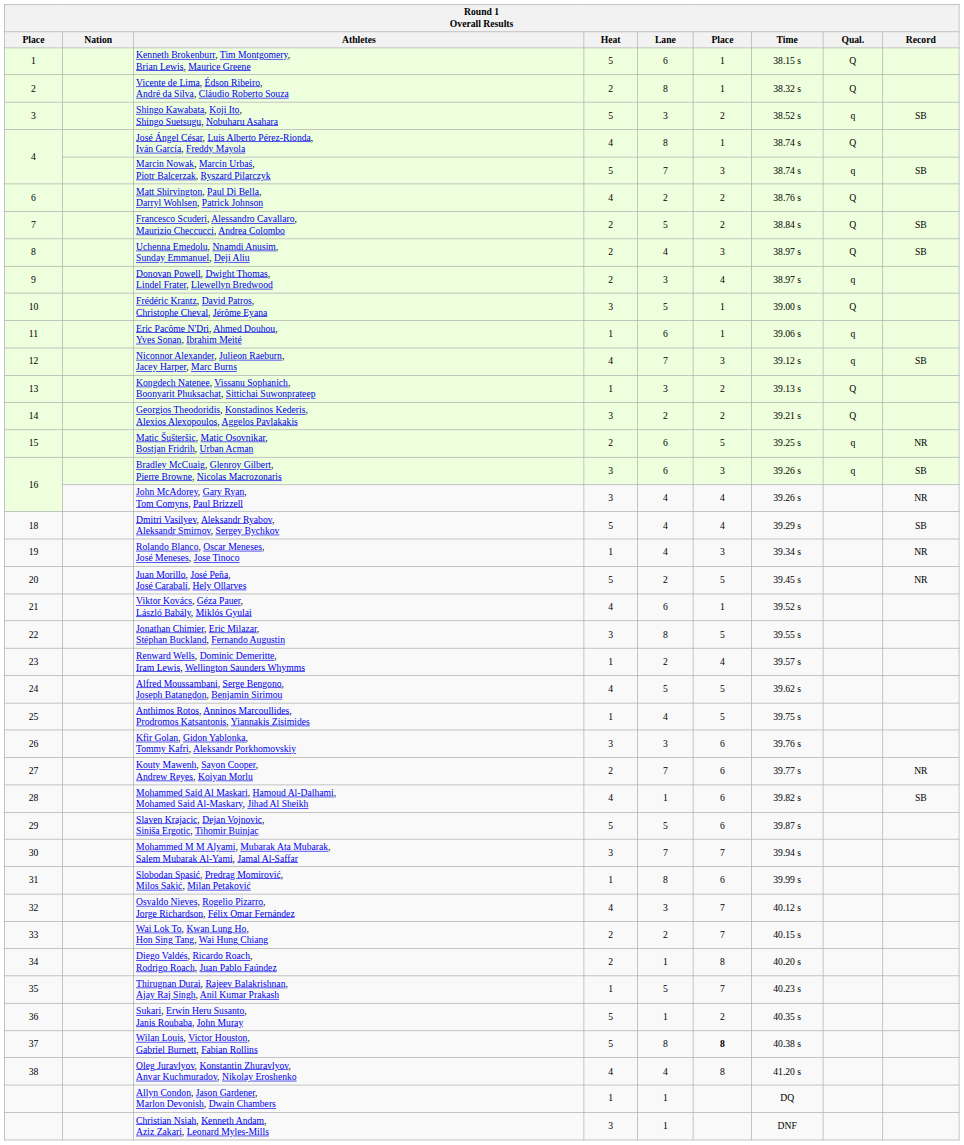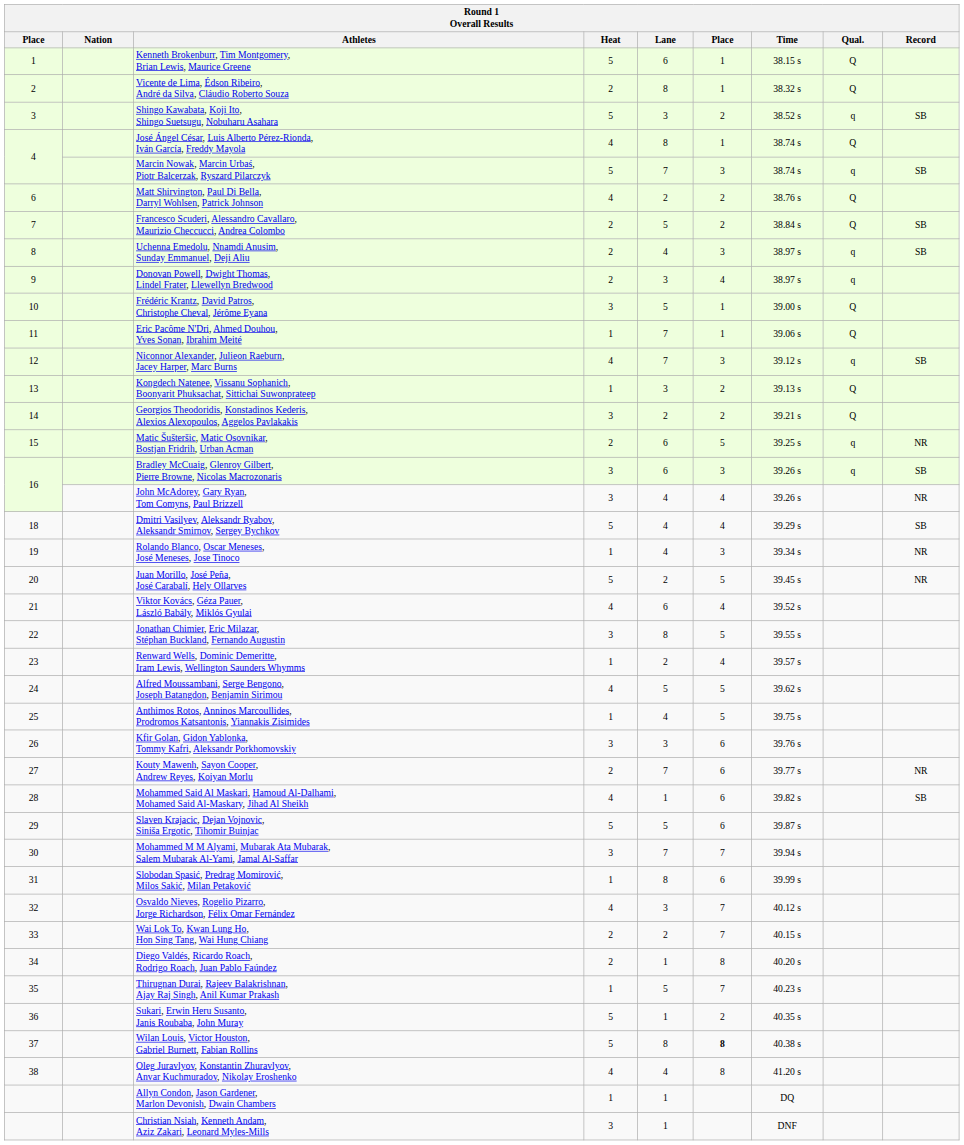(853, 252) Q -> (853, 252) q
(665, 334) 6 -> (665, 334) 7
(853, 334) q -> (853, 334) Q
(722, 607) 1 -> (722, 607) 4
